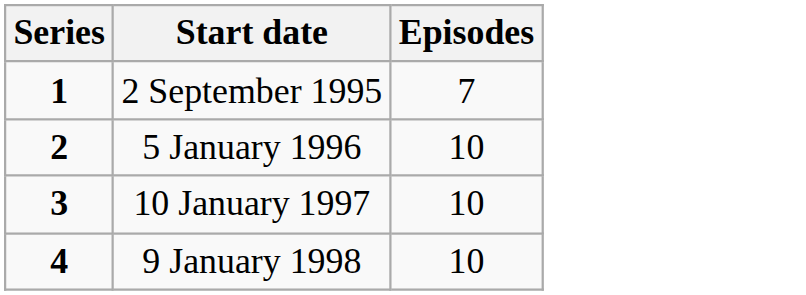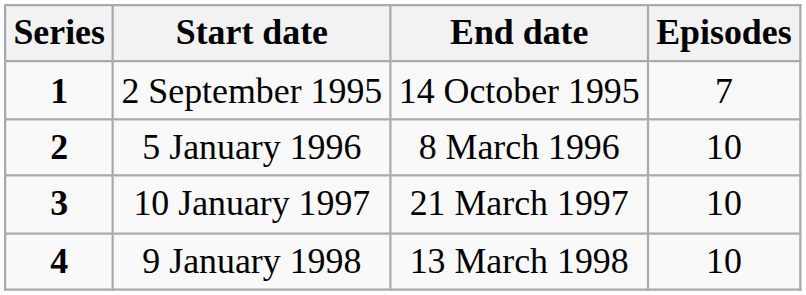+ column: (519, 32)
